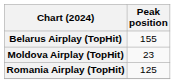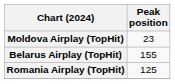rows swapped: (66, 39) <-> (66, 54)
